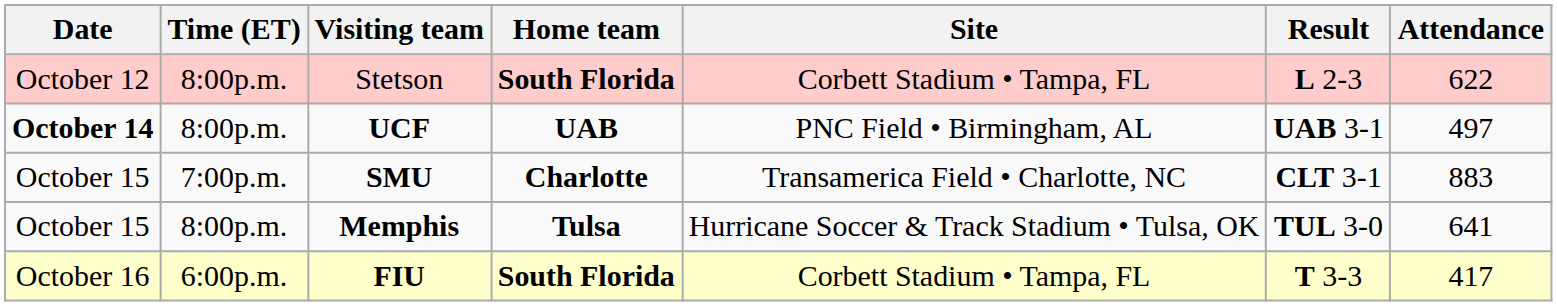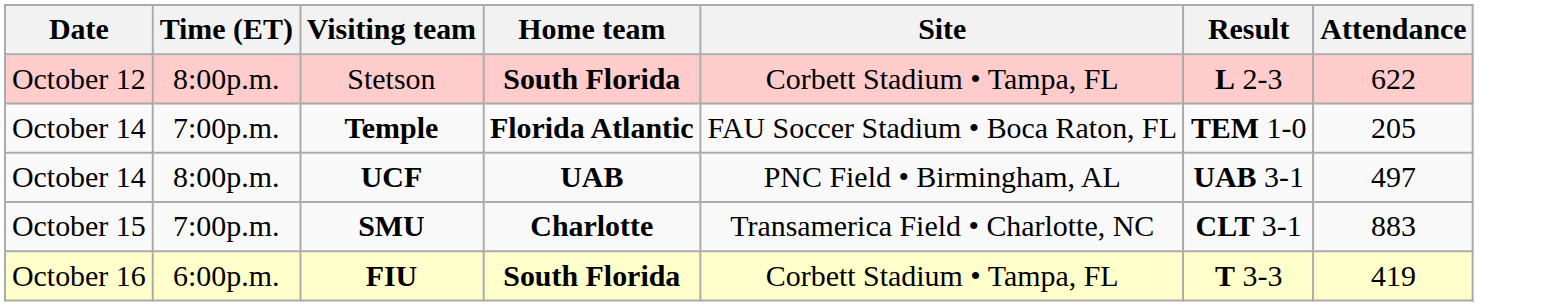+ row: (391, 128)
(83, 128) bold -> (79, 177) normal
- row: (399, 226)
(1471, 276) 417 -> (1393, 276) 419
